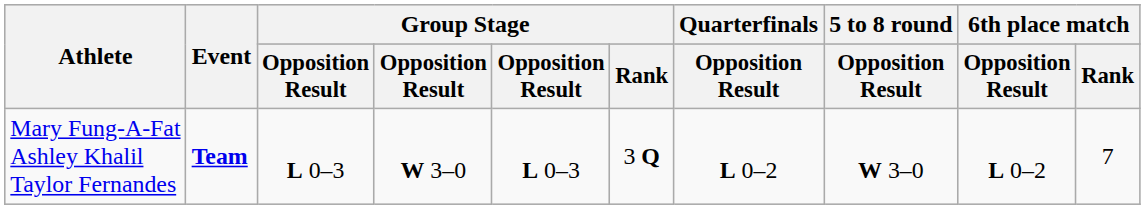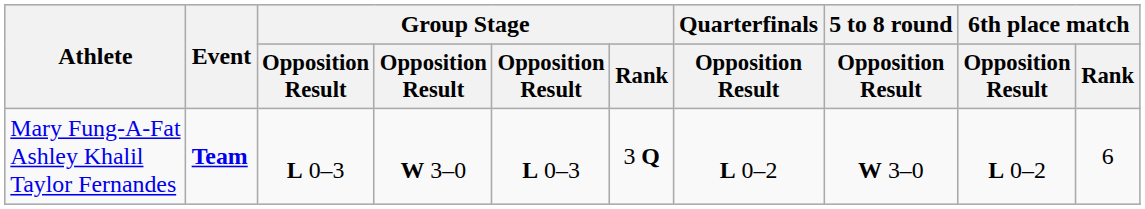(1108, 155) 7 -> (1108, 155) 6
